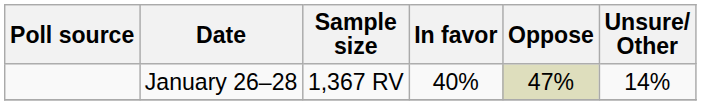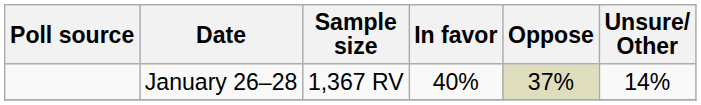(551, 82) 47% -> (551, 82) 37%
